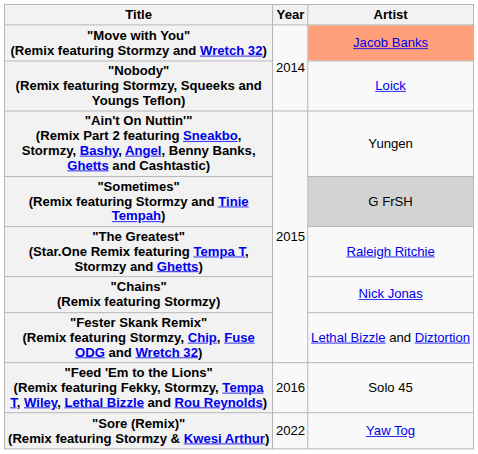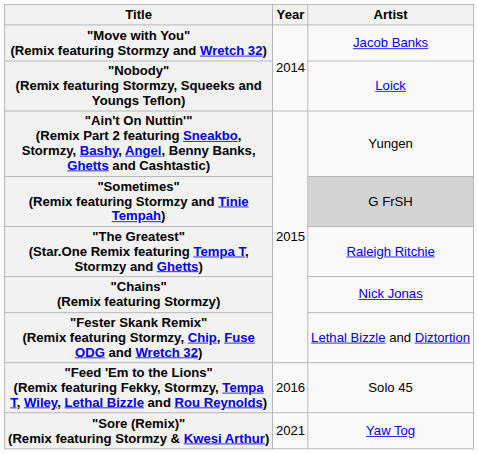(391, 43) lightsalmon background -> (391, 43) no background
(290, 430) 2022 -> (290, 430) 2021
